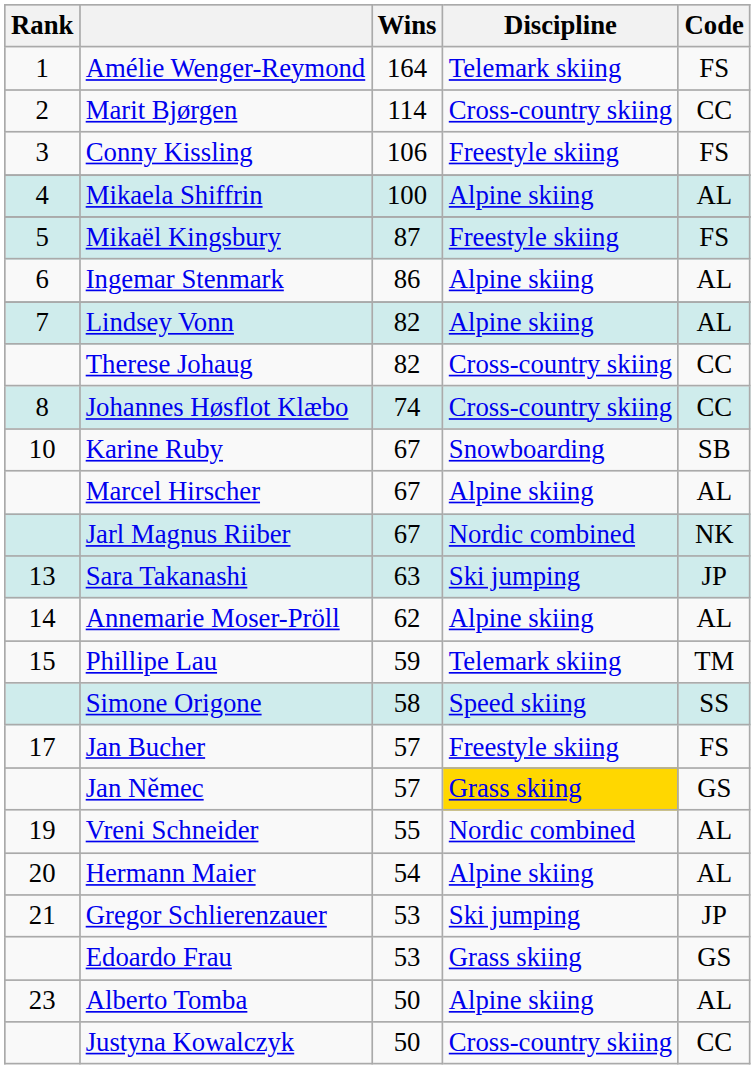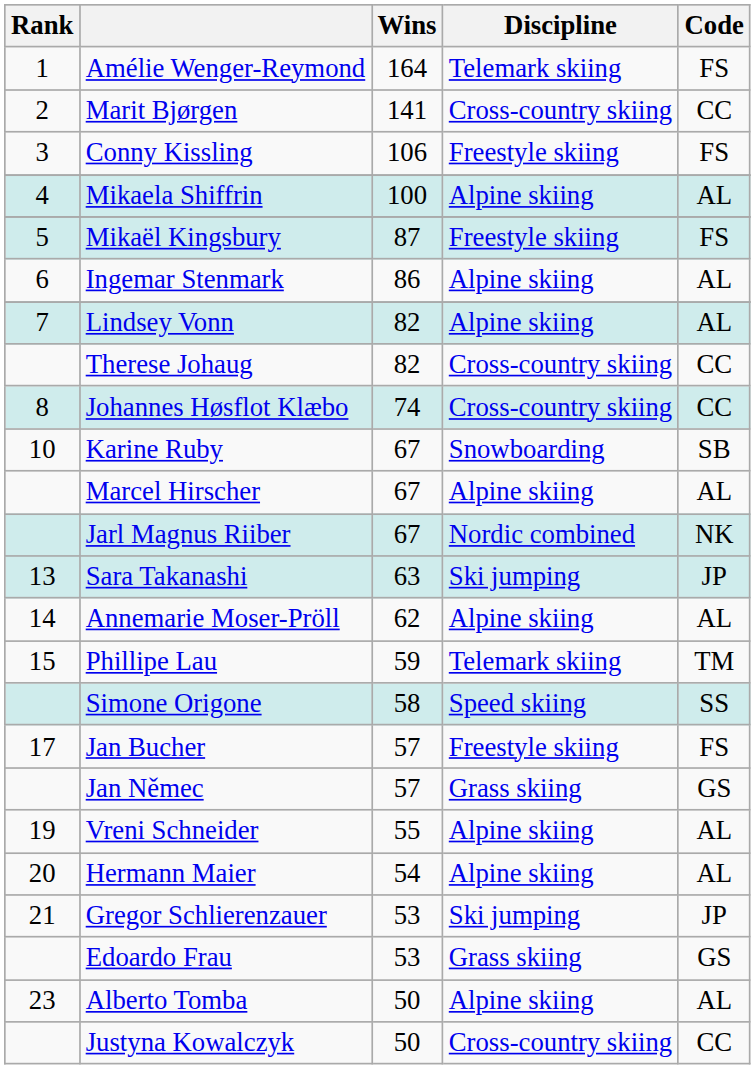(407, 110) 114 -> (407, 110) 141
(515, 788) gold background -> (515, 788) no background
(542, 830) Nordic combined -> (521, 830) Alpine skiing
